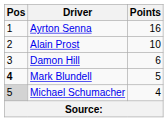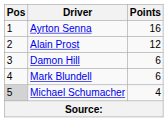(155, 45) 10 -> (155, 45) 12
(10, 77) bold -> (10, 77) normal
(158, 77) 5 -> (158, 77) 6
